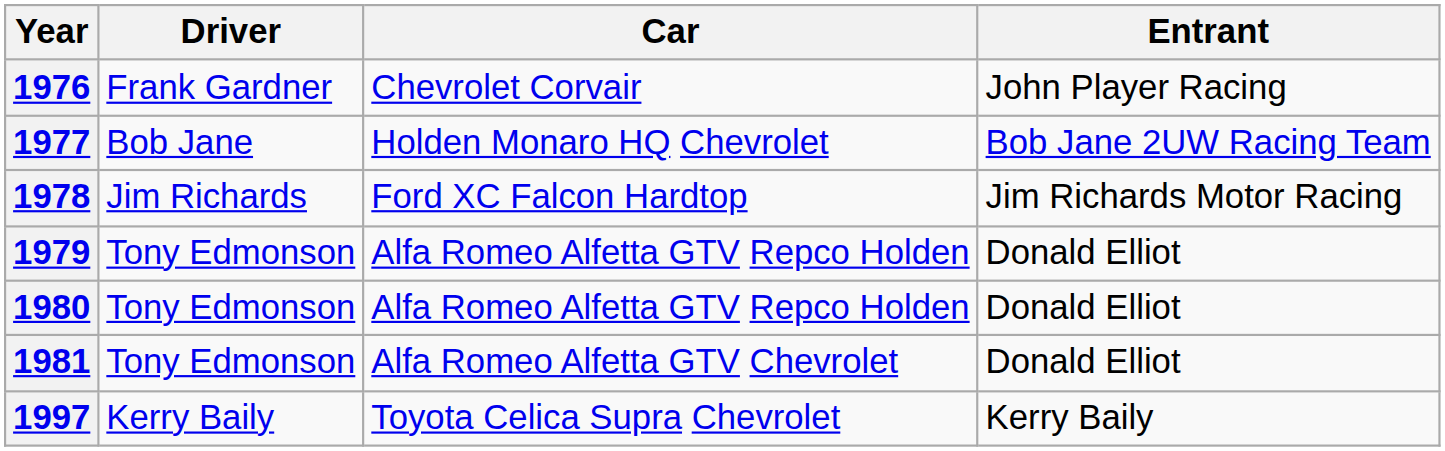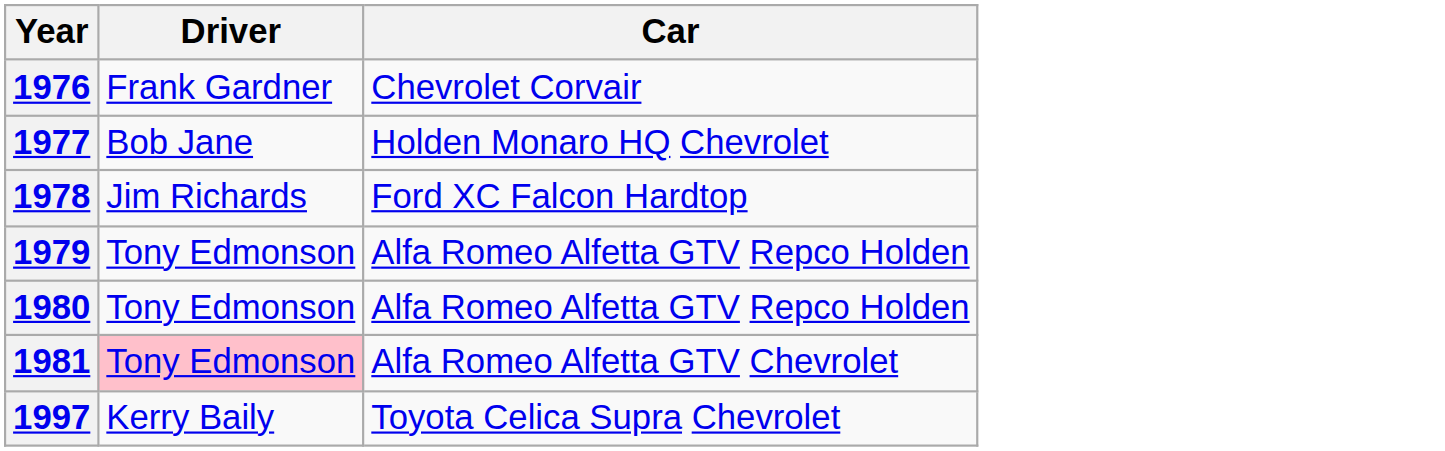- column: (1208, 32)
(231, 362) no background -> (231, 362) pink background
